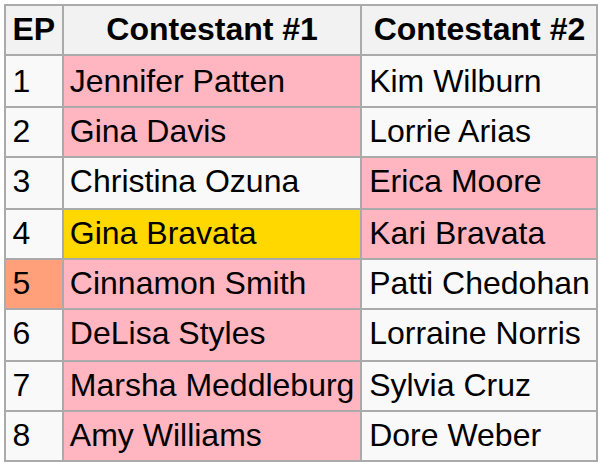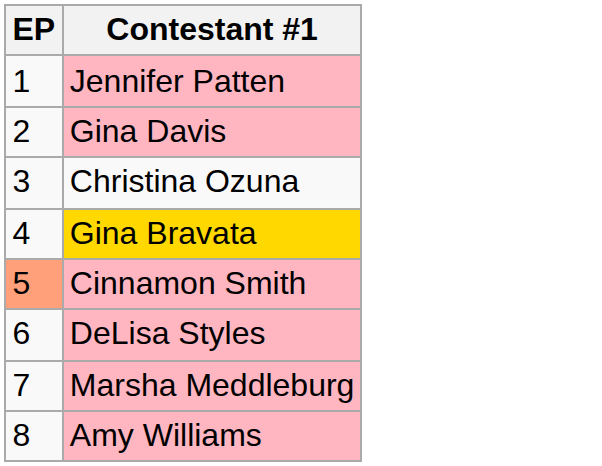- column: (479, 29)
